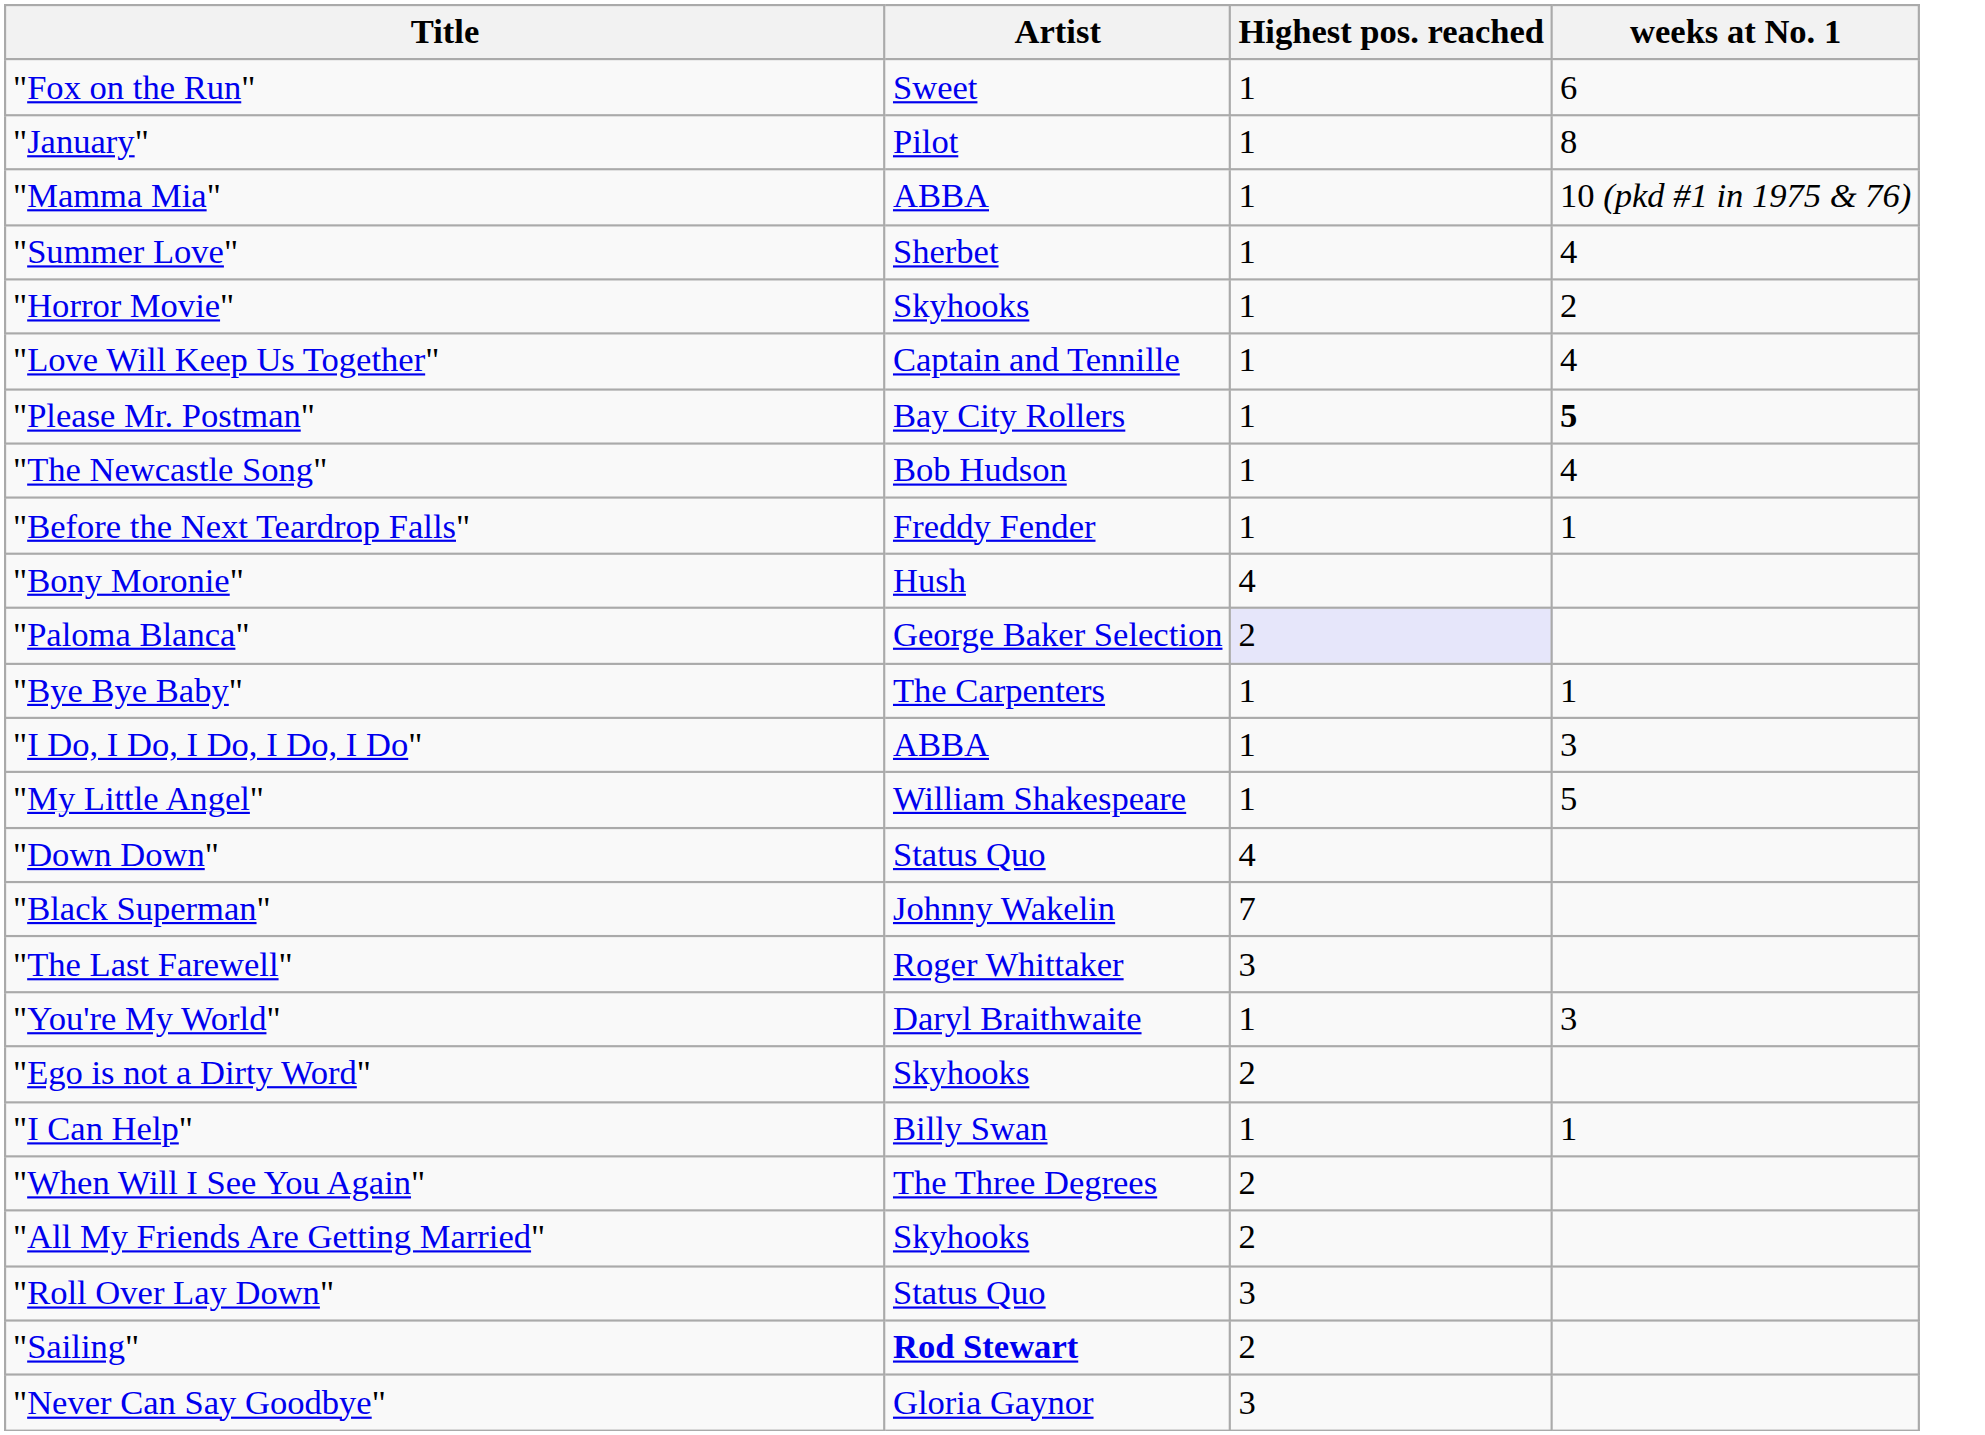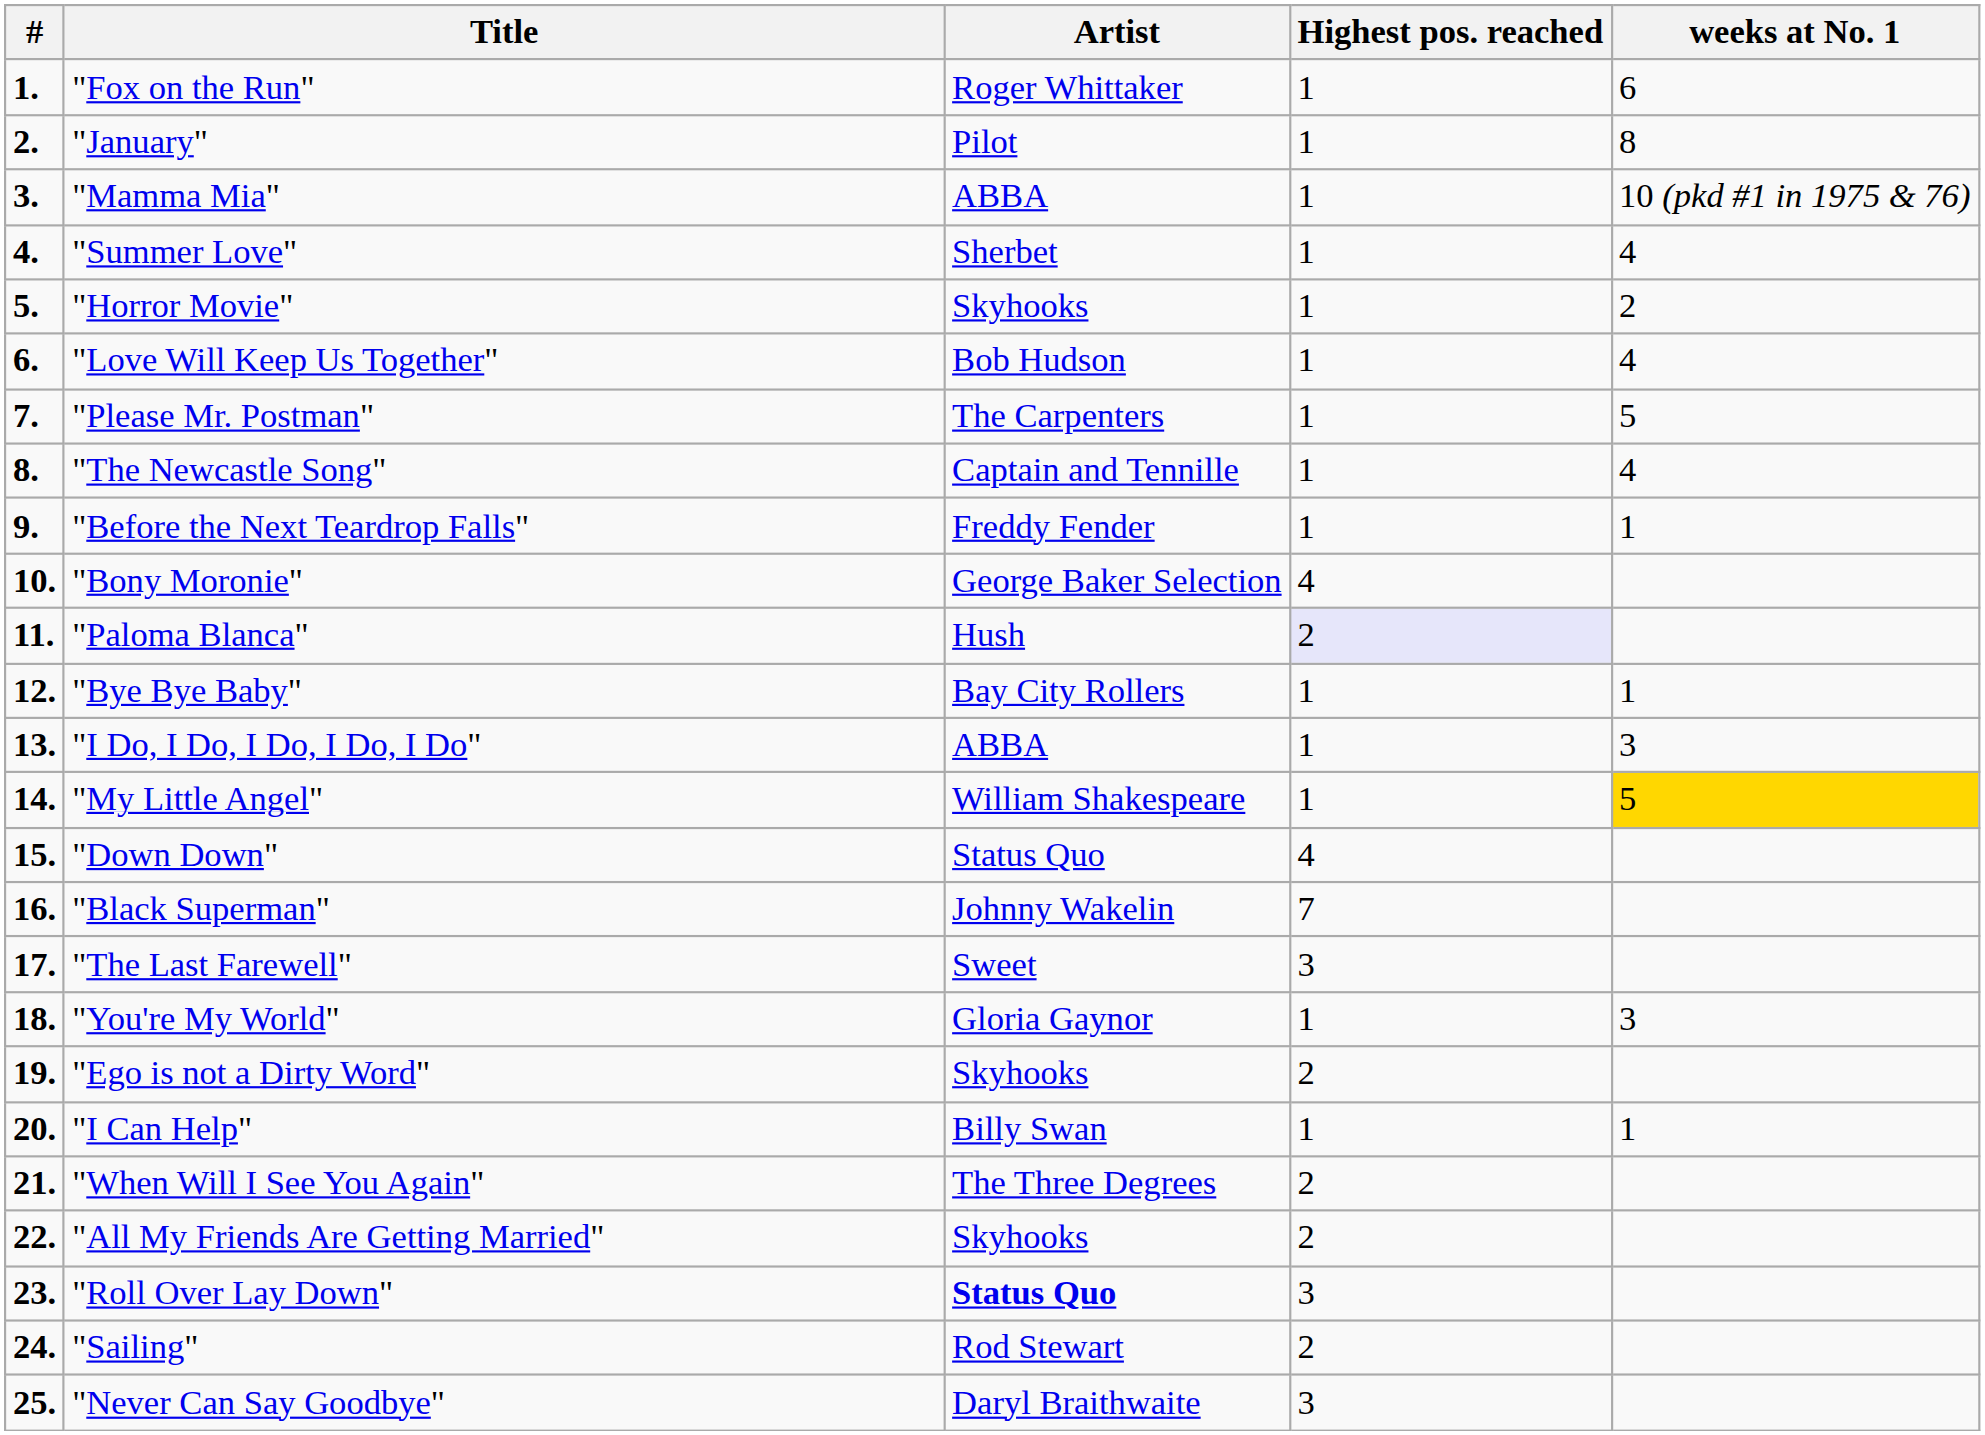+ column: (35, 31)
(935, 86) Sweet -> (1067, 86) Roger Whittaker
(1036, 360) Captain and Tennille -> (1039, 360) Bob Hudson
(1009, 415) Bay City Rollers -> (1058, 415) The Carpenters
(1569, 415) bold -> (1628, 415) normal
(980, 470) Bob Hudson -> (1096, 470) Captain and Tennille
(929, 580) Hush -> (1117, 580) George Baker Selection
(1058, 634) George Baker Selection -> (989, 634) Hush
(999, 689) The Carpenters -> (1068, 689) Bay City Rollers
(1569, 799) no background -> (1628, 799) gold background
(1008, 963) Roger Whittaker -> (994, 963) Sweet
(1017, 1018) Daryl Braithwaite -> (1052, 1018) Gloria Gaynor
(969, 1292) normal -> (1034, 1292) bold
(986, 1347) bold -> (1038, 1347) normal
(993, 1402) Gloria Gaynor -> (1076, 1402) Daryl Braithwaite
